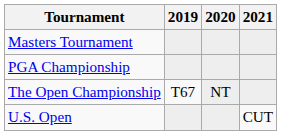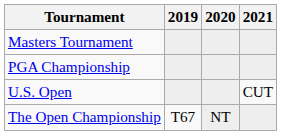rows swapped: (40, 117) <-> (84, 92)
